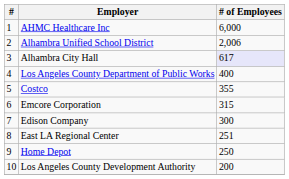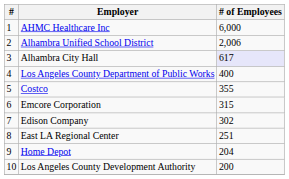(226, 120) 300 -> (226, 120) 302
(226, 151) 250 -> (226, 151) 204
